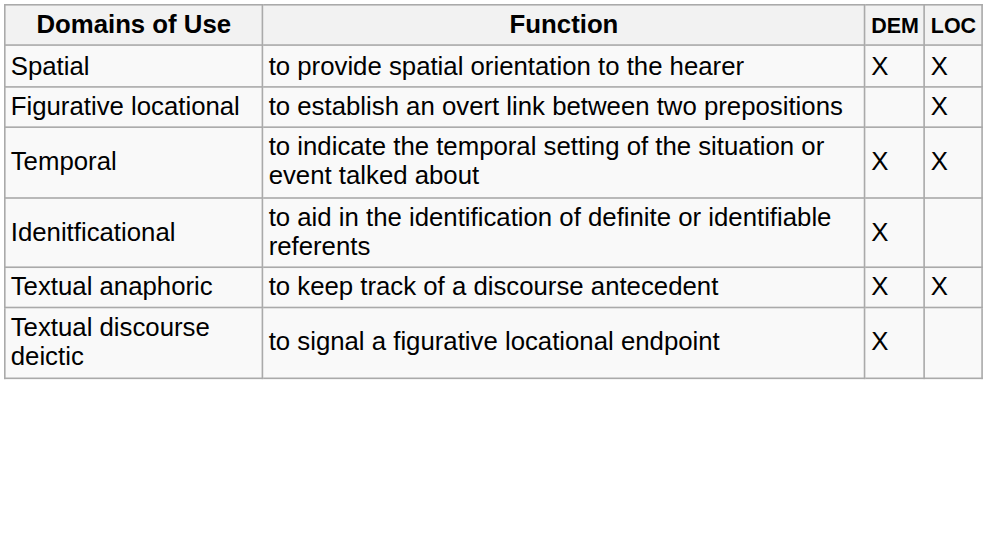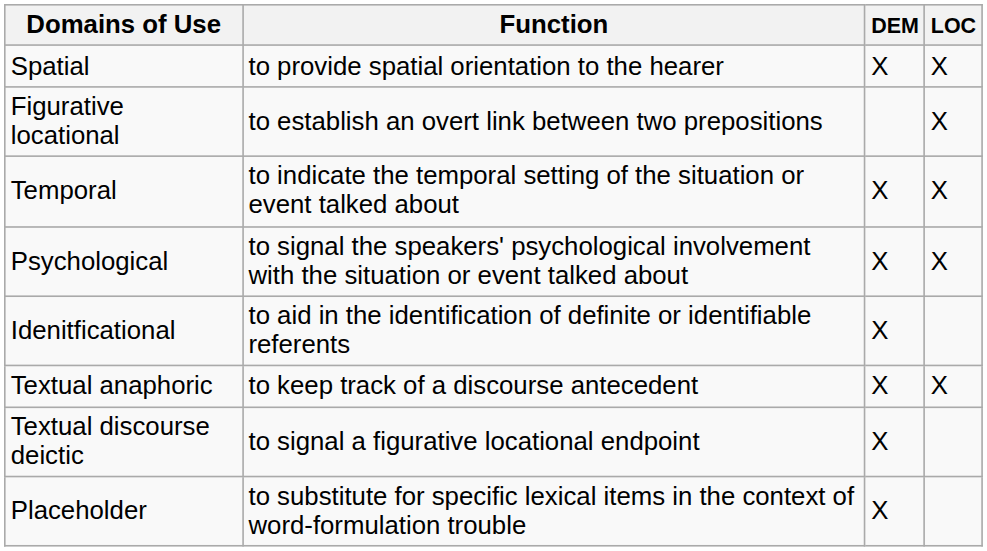+ row: (89, 260)
+ row: (79, 511)
